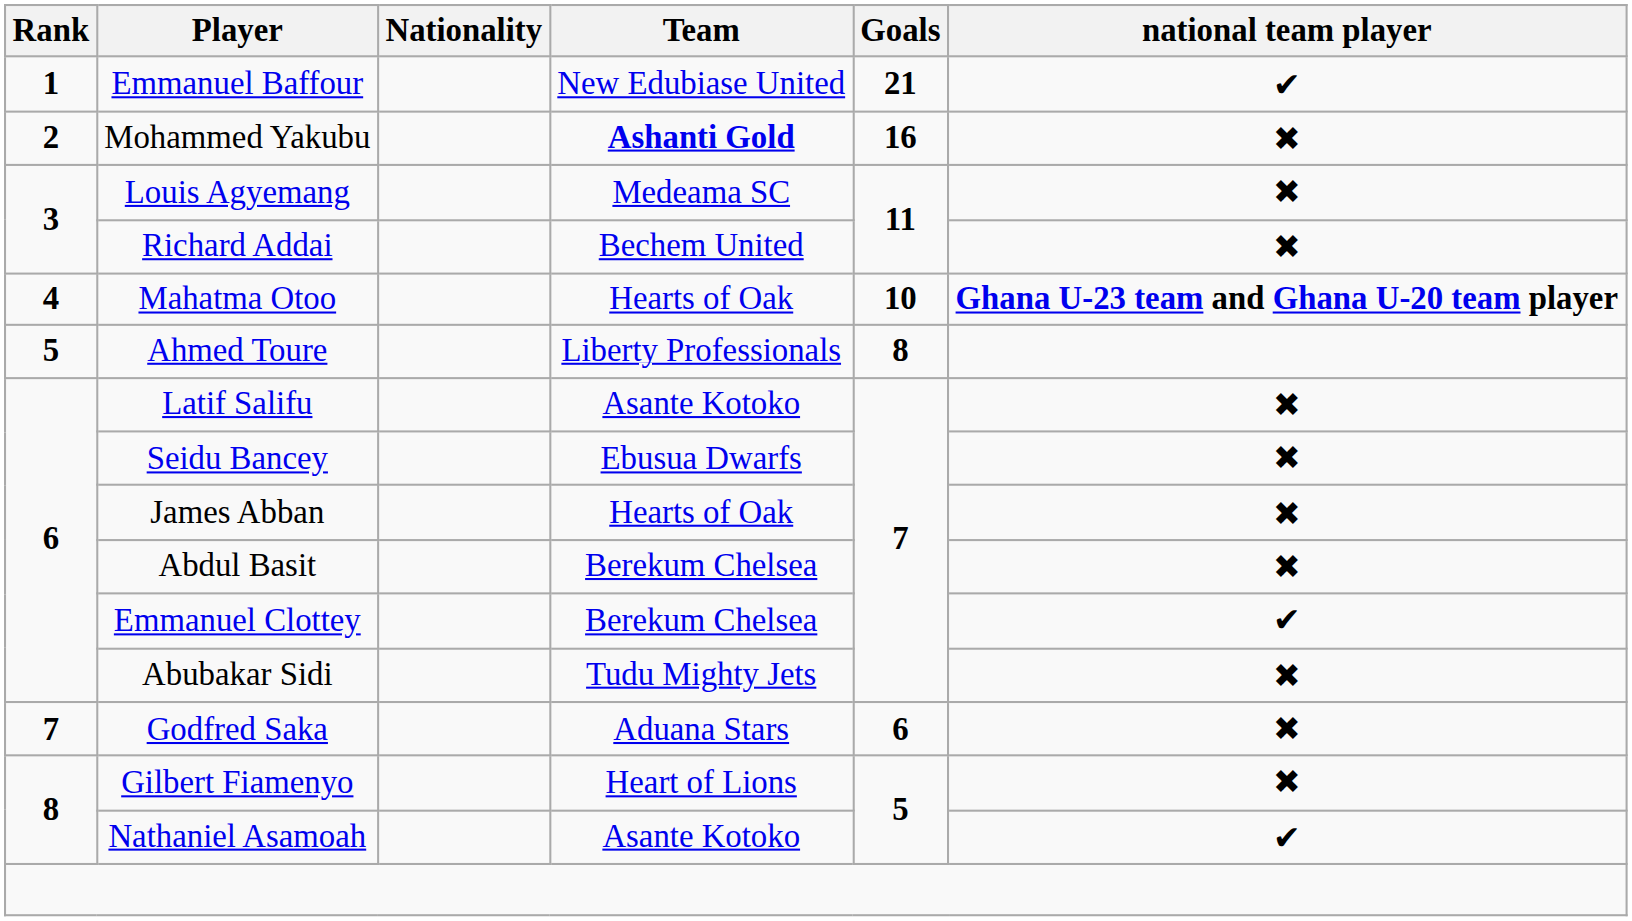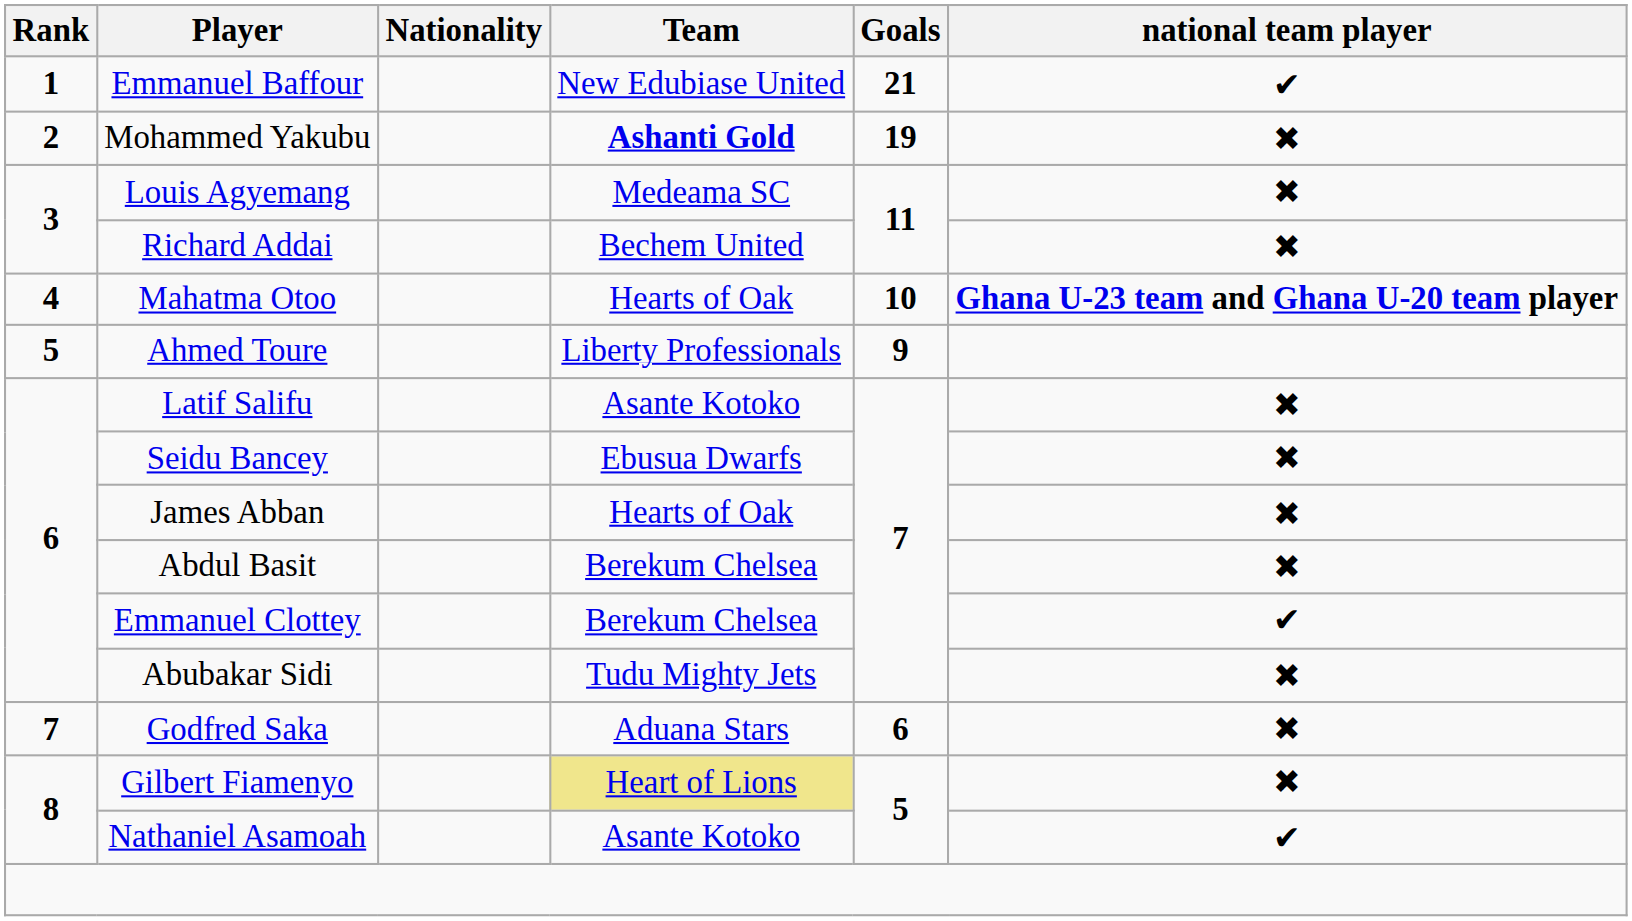(900, 137) 16 -> (900, 137) 19
(900, 350) 8 -> (900, 350) 9
(701, 782) no background -> (701, 782) khaki background
